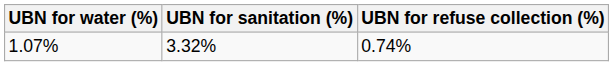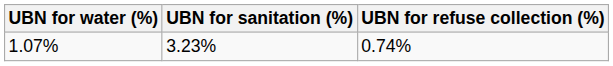(191, 46) 3.32% -> (191, 46) 3.23%
